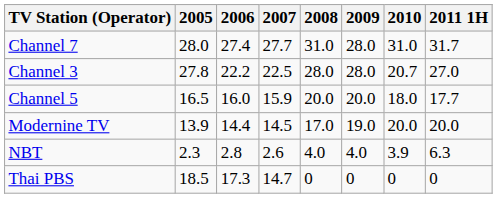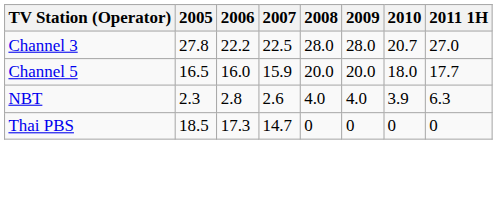- row: (43, 44)
- row: (59, 125)
